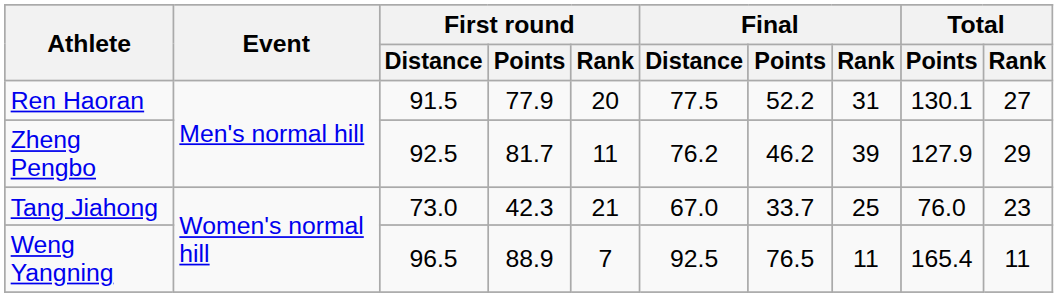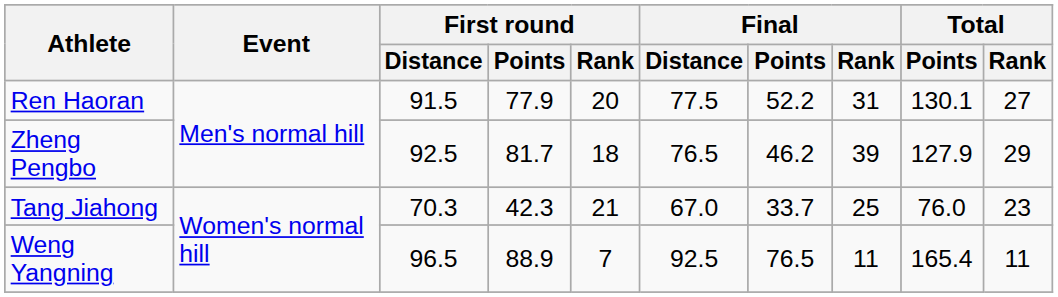(605, 154) 11 -> (605, 154) 18
(694, 154) 76.2 -> (694, 154) 76.5
(434, 207) 73.0 -> (434, 207) 70.3
